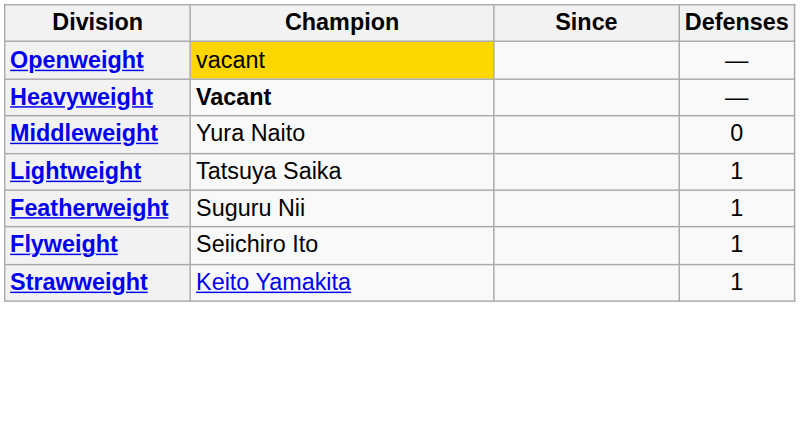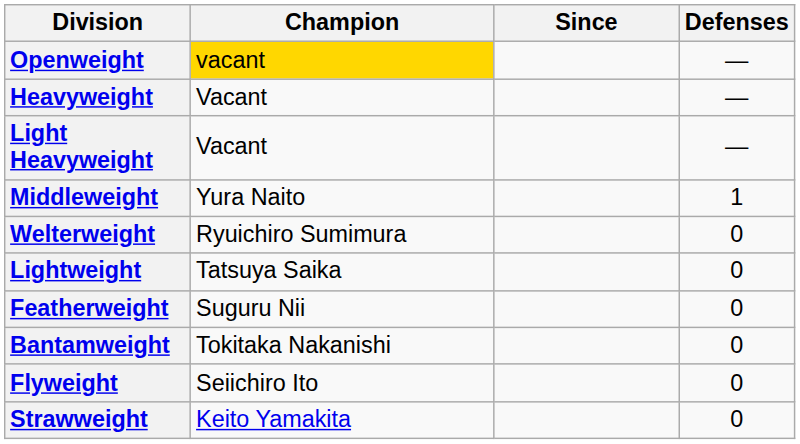(234, 97) bold -> (232, 97) normal
+ row: (82, 147)
(737, 134) 0 -> (737, 197) 1
+ row: (83, 234)
(737, 171) 1 -> (737, 271) 0
(737, 208) 1 -> (737, 308) 0
+ row: (90, 345)
(737, 245) 1 -> (737, 382) 0
(737, 282) 1 -> (737, 419) 0
